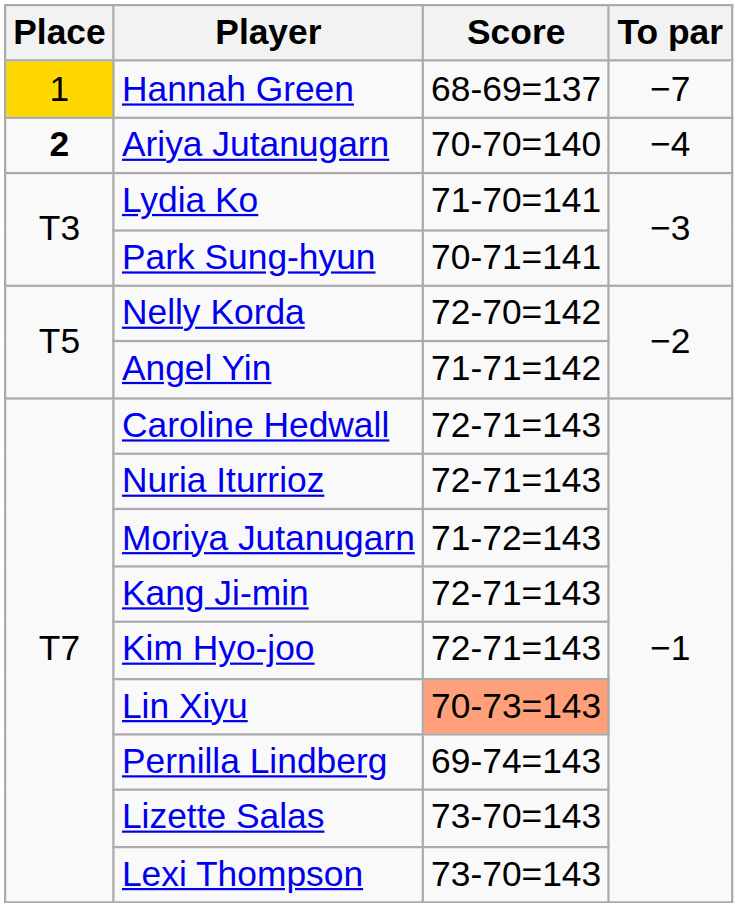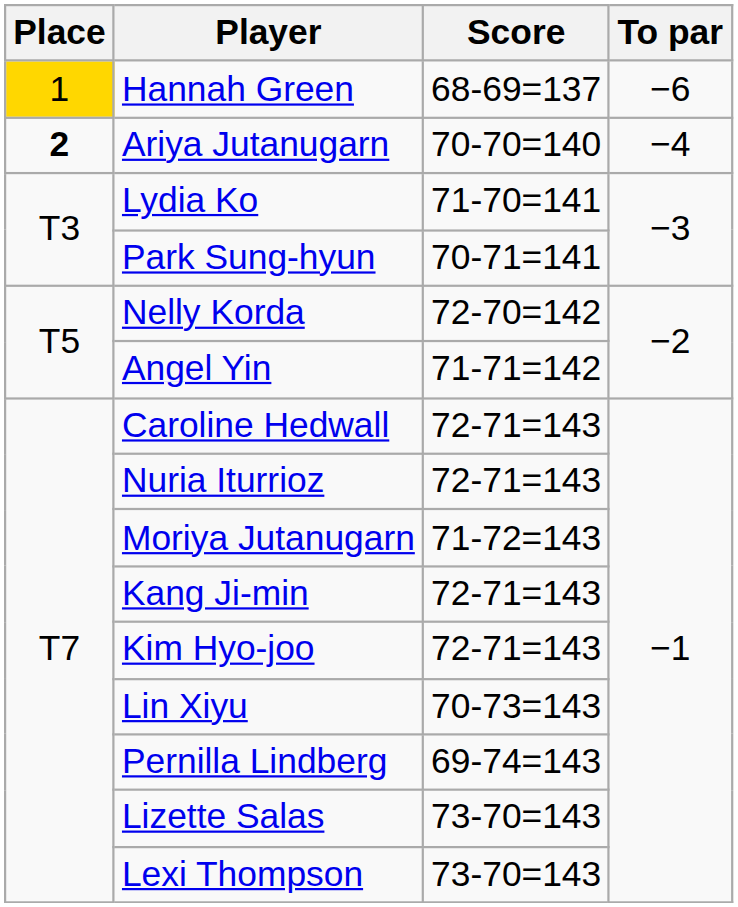(670, 88) −7 -> (670, 88) −6
(516, 705) lightsalmon background -> (516, 705) no background
